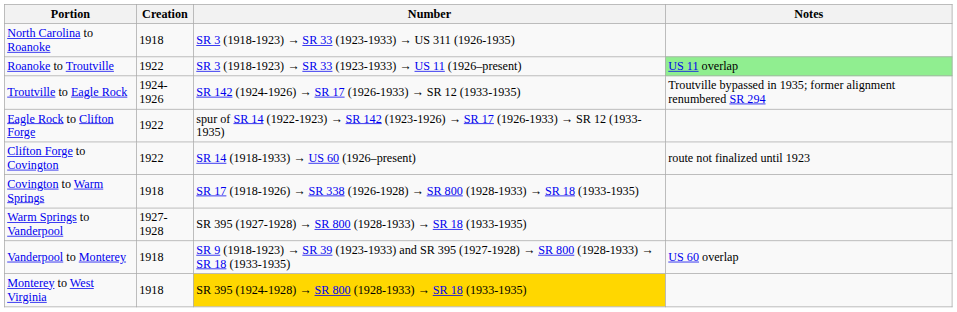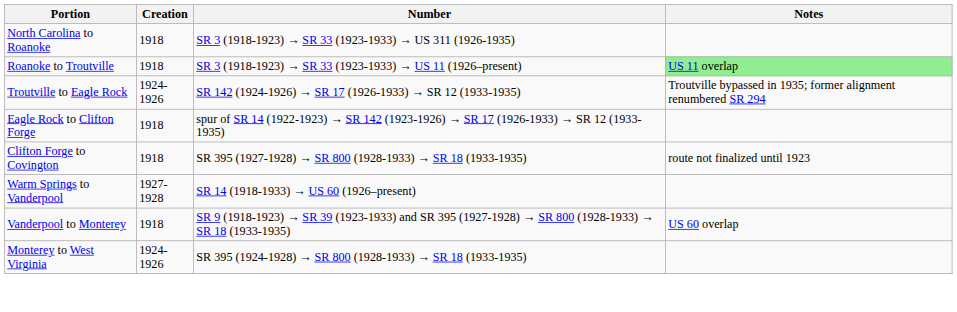(151, 66) 1922 -> (151, 66) 1918
(151, 125) 1922 -> (151, 125) 1918
(151, 158) 1922 -> (151, 158) 1918
(306, 158) SR 14 (1918-1933) → US 60 (1926–present) -> (361, 158) SR 395 (1927-1928) → SR 800 (1928-1933) → SR 18 (1933-1935)
- row: (55, 191)
(361, 224) SR 395 (1927-1928) → SR 800 (1928-1933) → SR 18 (1933-1935) -> (306, 191) SR 14 (1918-1933) → US 60 (1926–present)
(151, 290) 1918 -> (153, 257) 1924-1926
(361, 290) gold background -> (361, 257) no background
